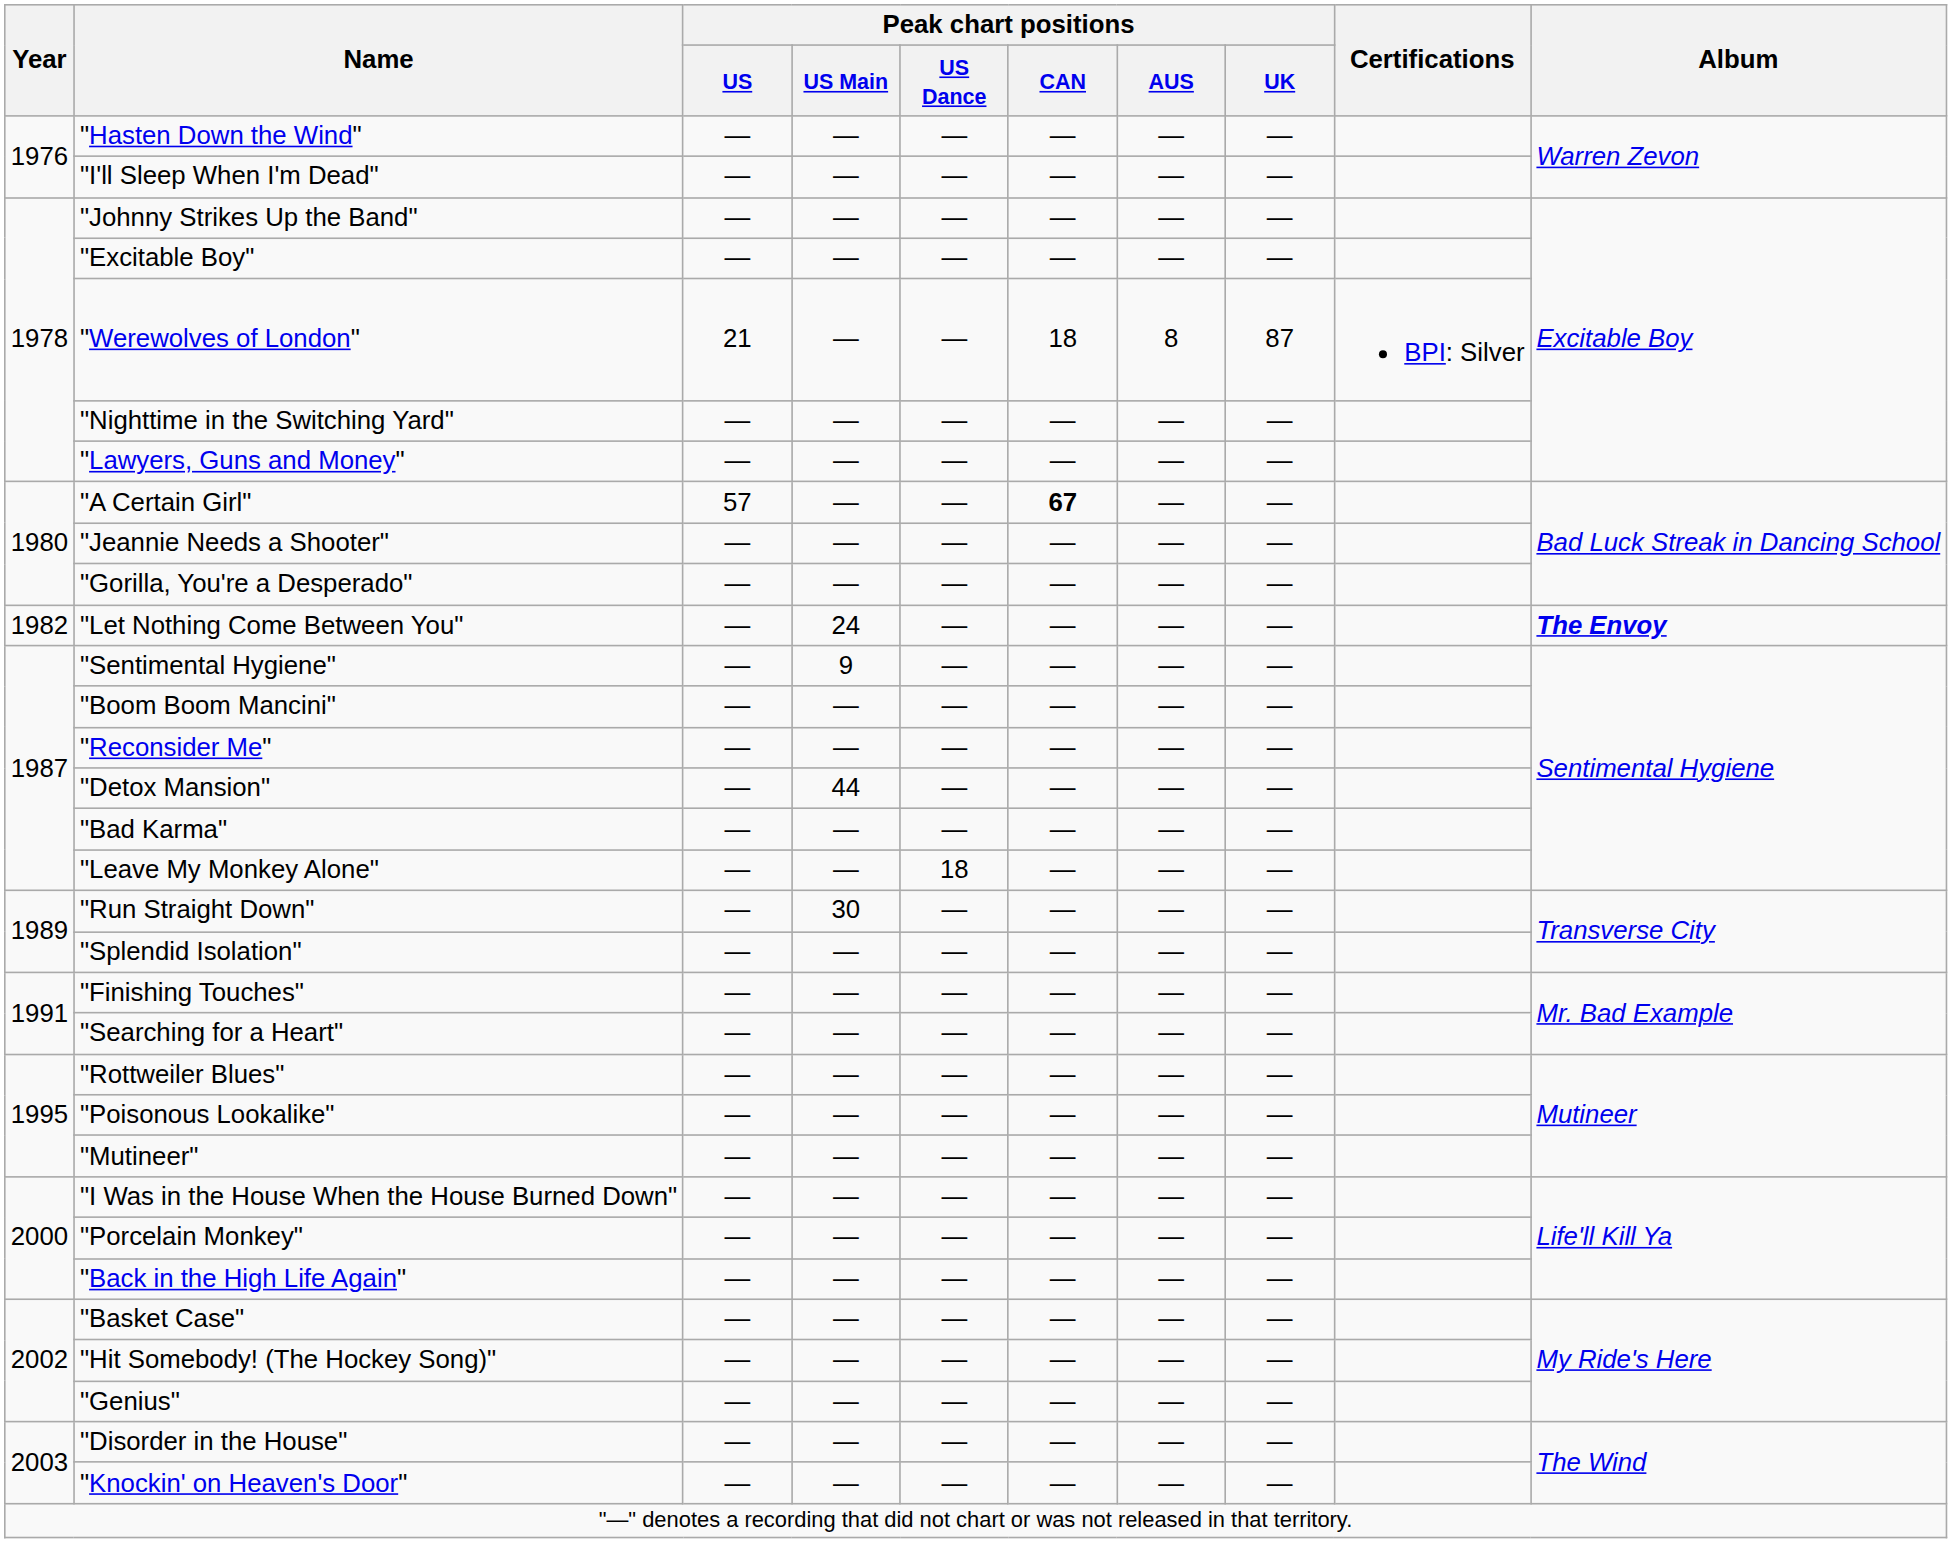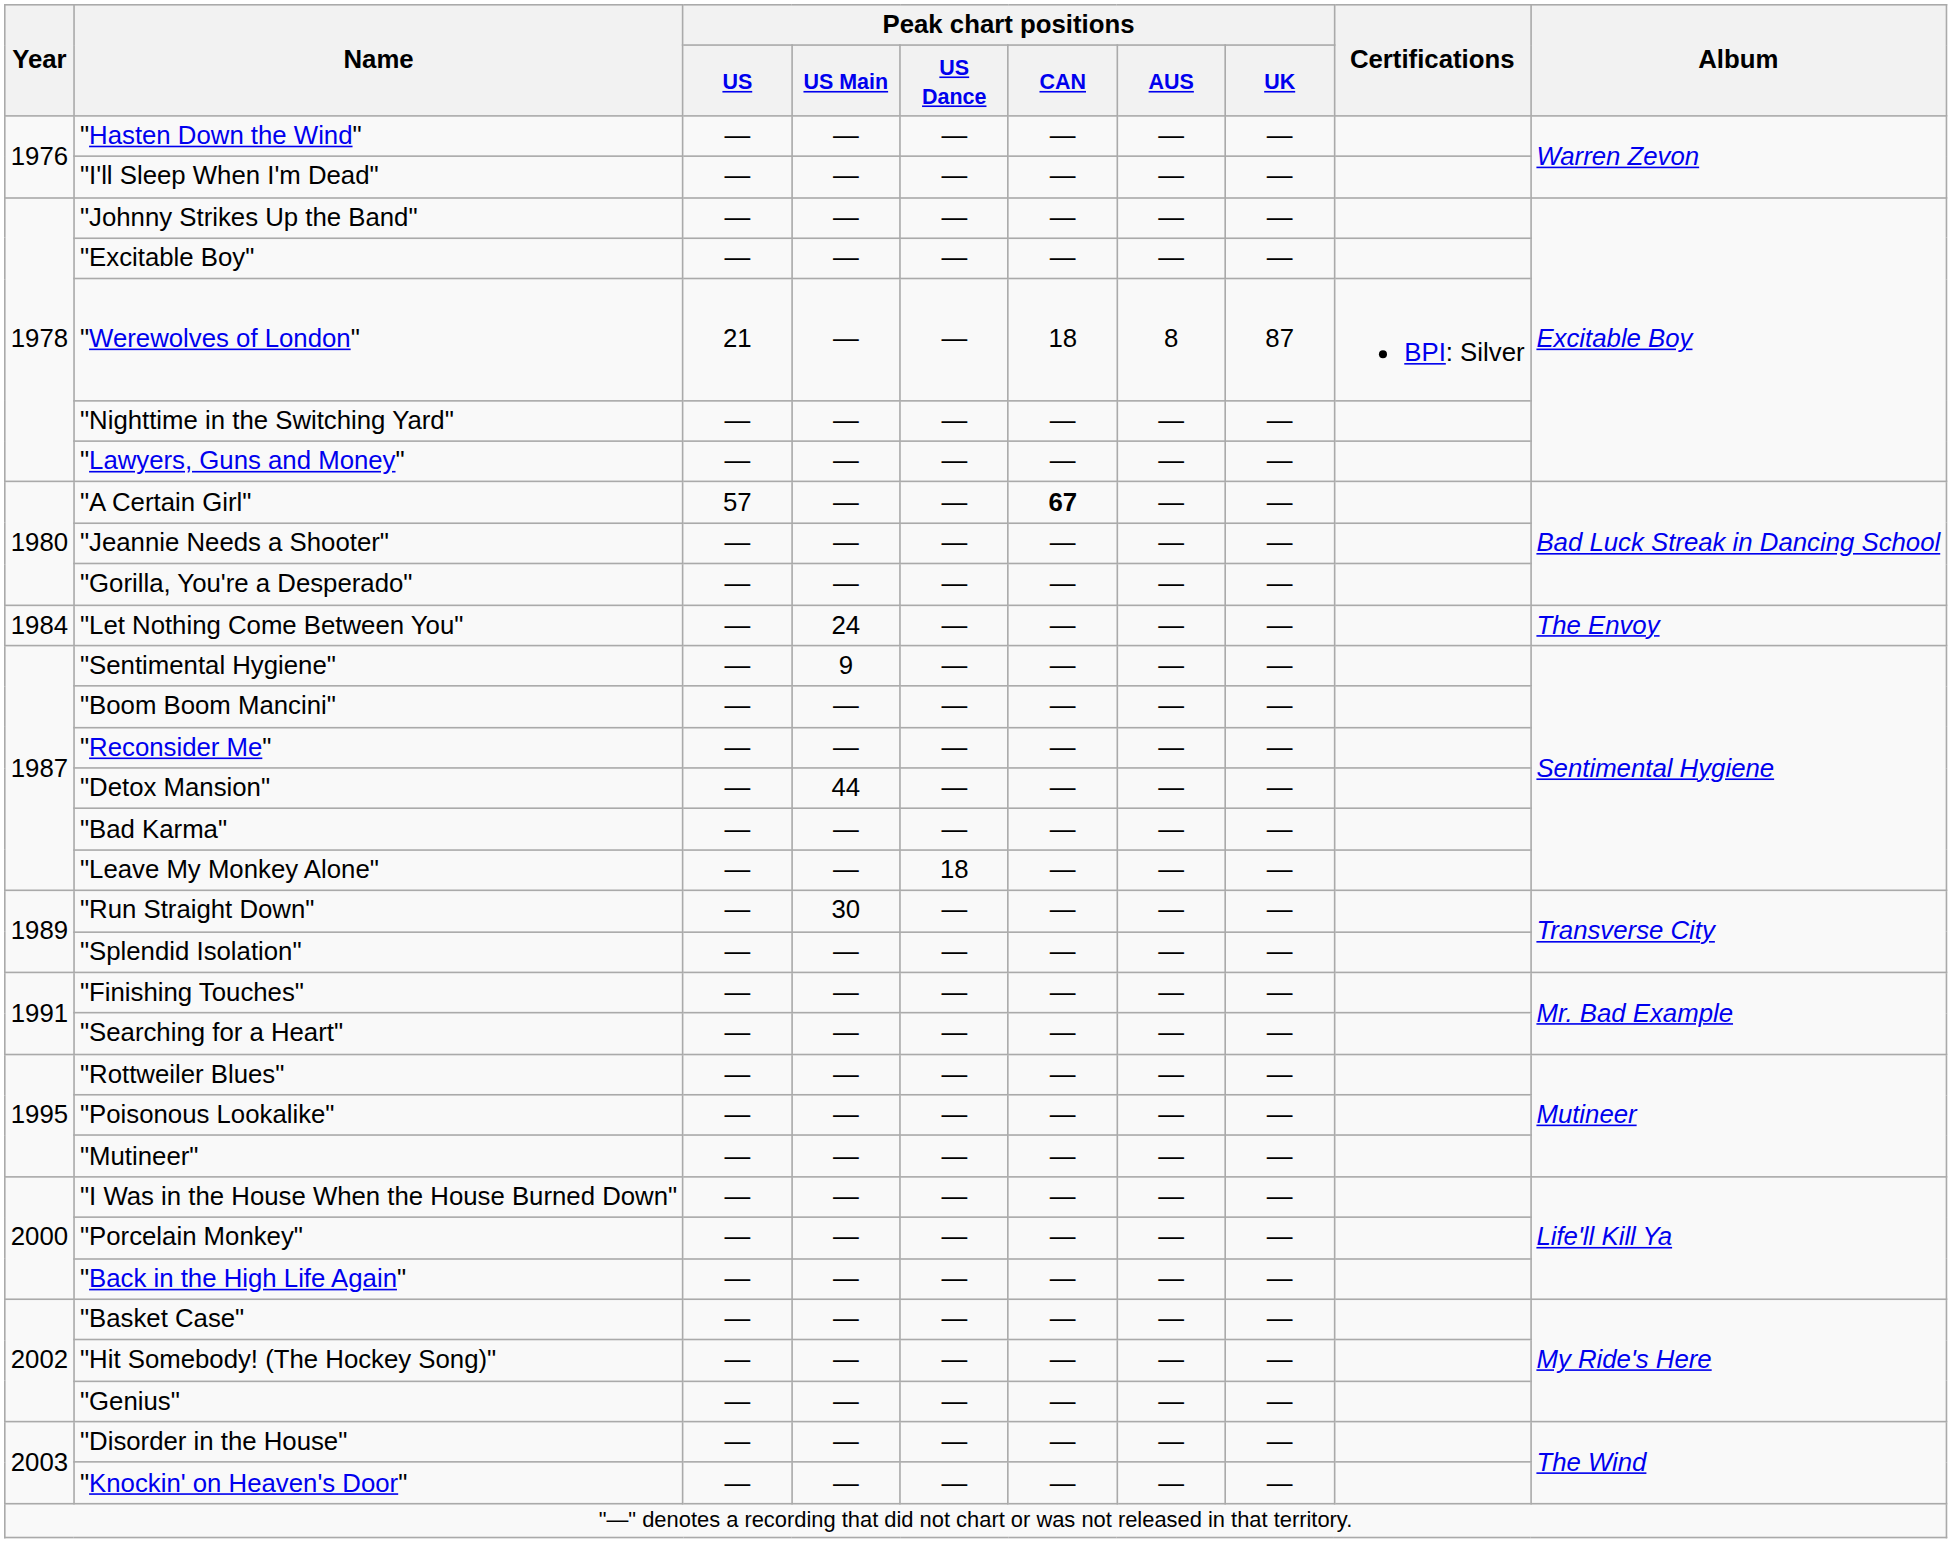(39, 624) 1982 -> (39, 624) 1984
(1602, 624) bold -> (1598, 624) normal
